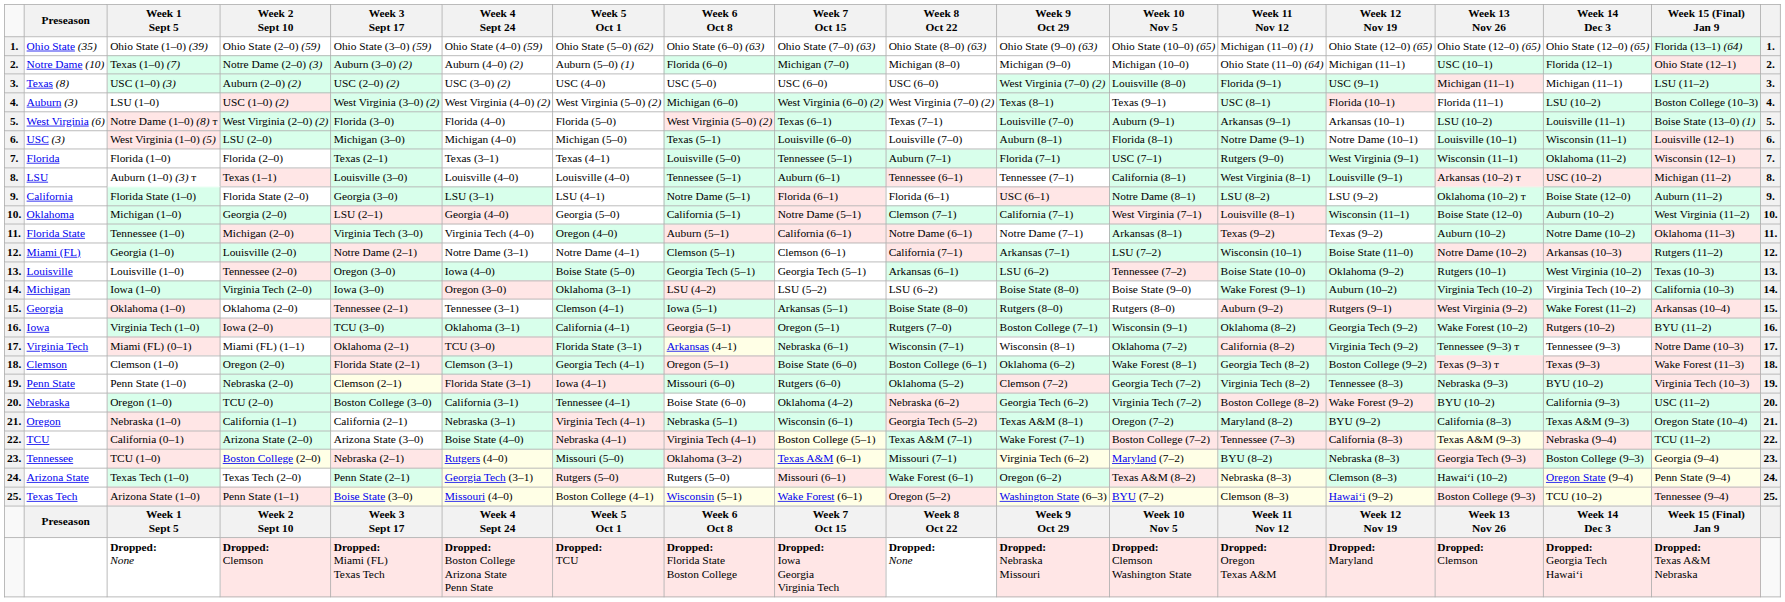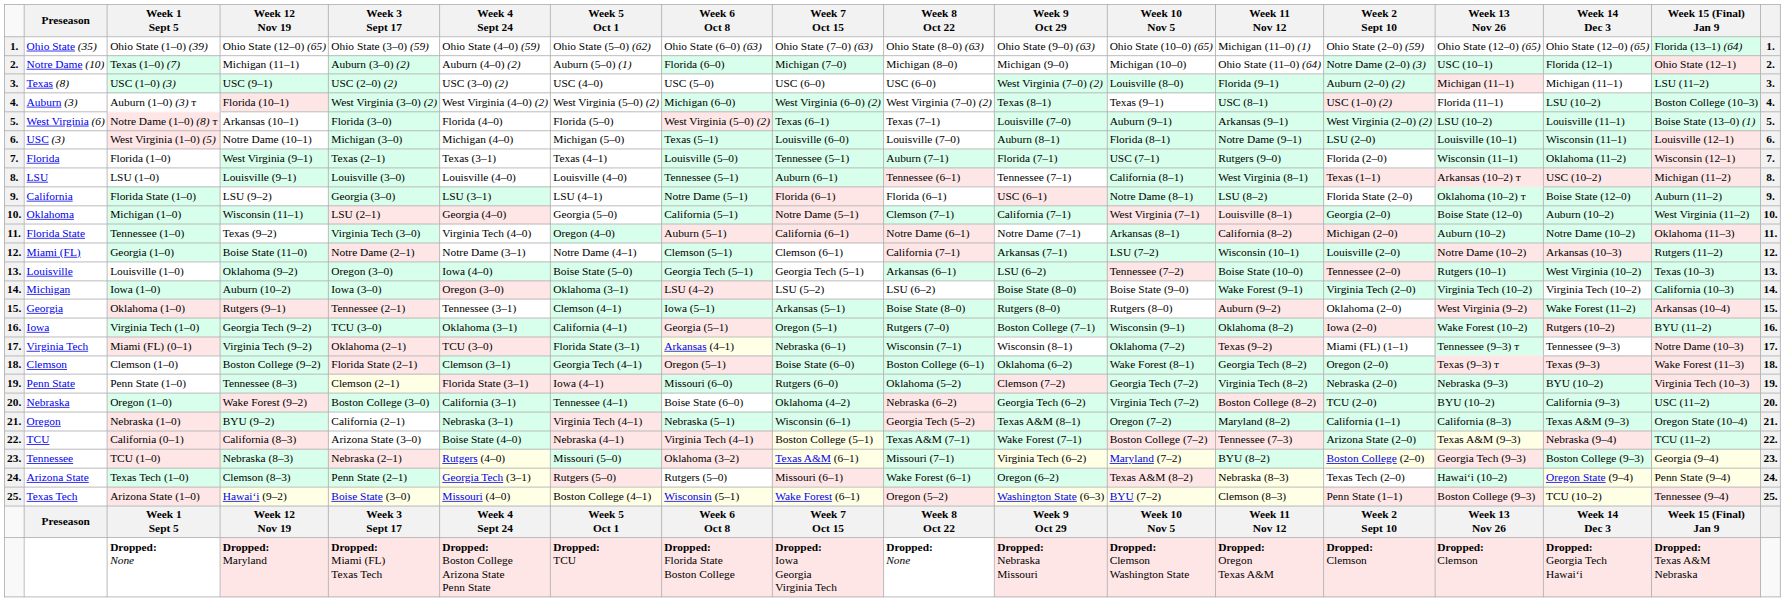columns swapped: (276, 20) <-> (1380, 20)
(135, 102) LSU (1–0) -> (153, 102) Auburn (1–0) (3) т
(153, 177) Auburn (1–0) (3) т -> (135, 177) LSU (1–0)
(1248, 234) Texas (9–2) -> (1255, 234) California (8–2)
(1257, 346) California (8–2) -> (1245, 346) Texas (9–2)
